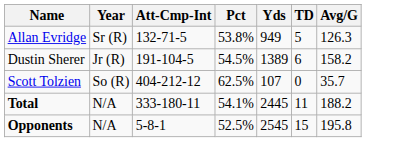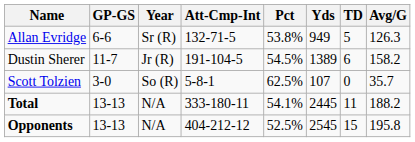+ column: (114, 15)
(168, 81) 404-212-12 -> (200, 81) 5-8-1
(151, 125) 5-8-1 -> (217, 125) 404-212-12
